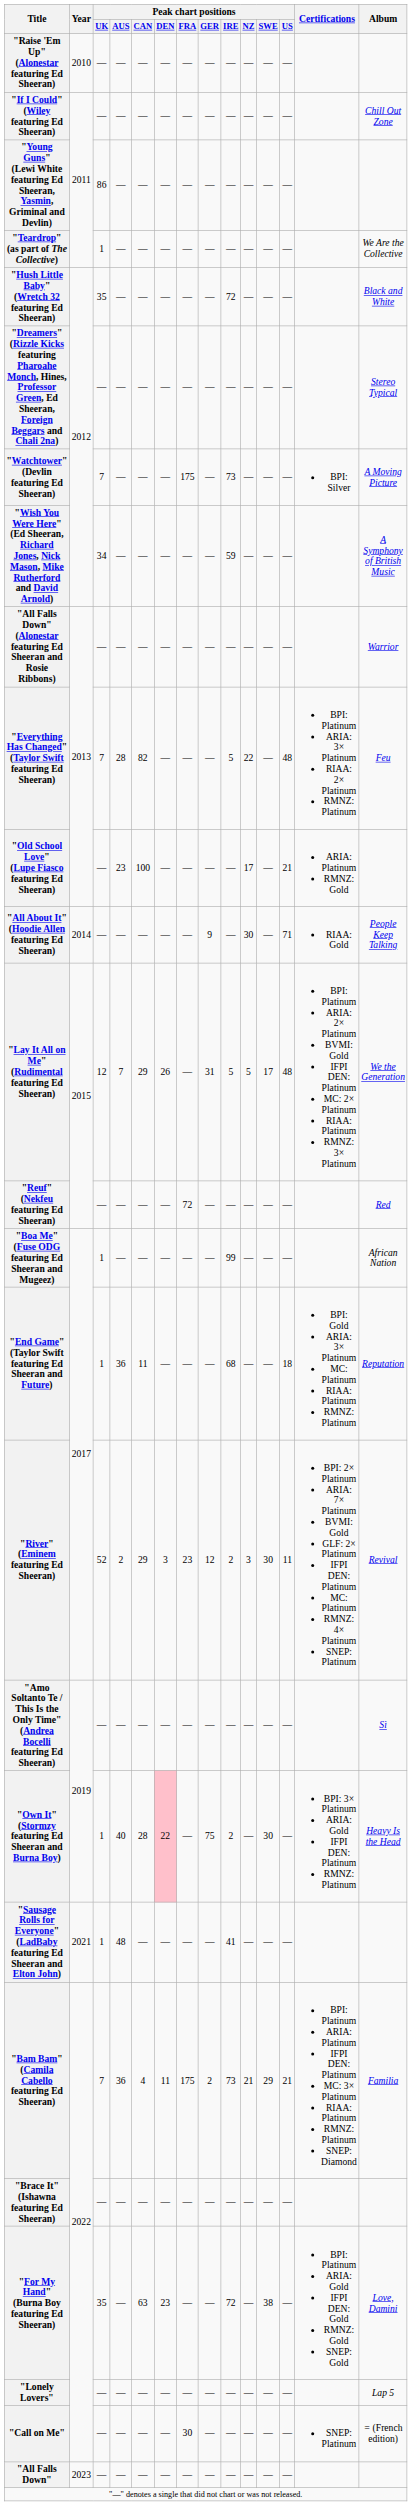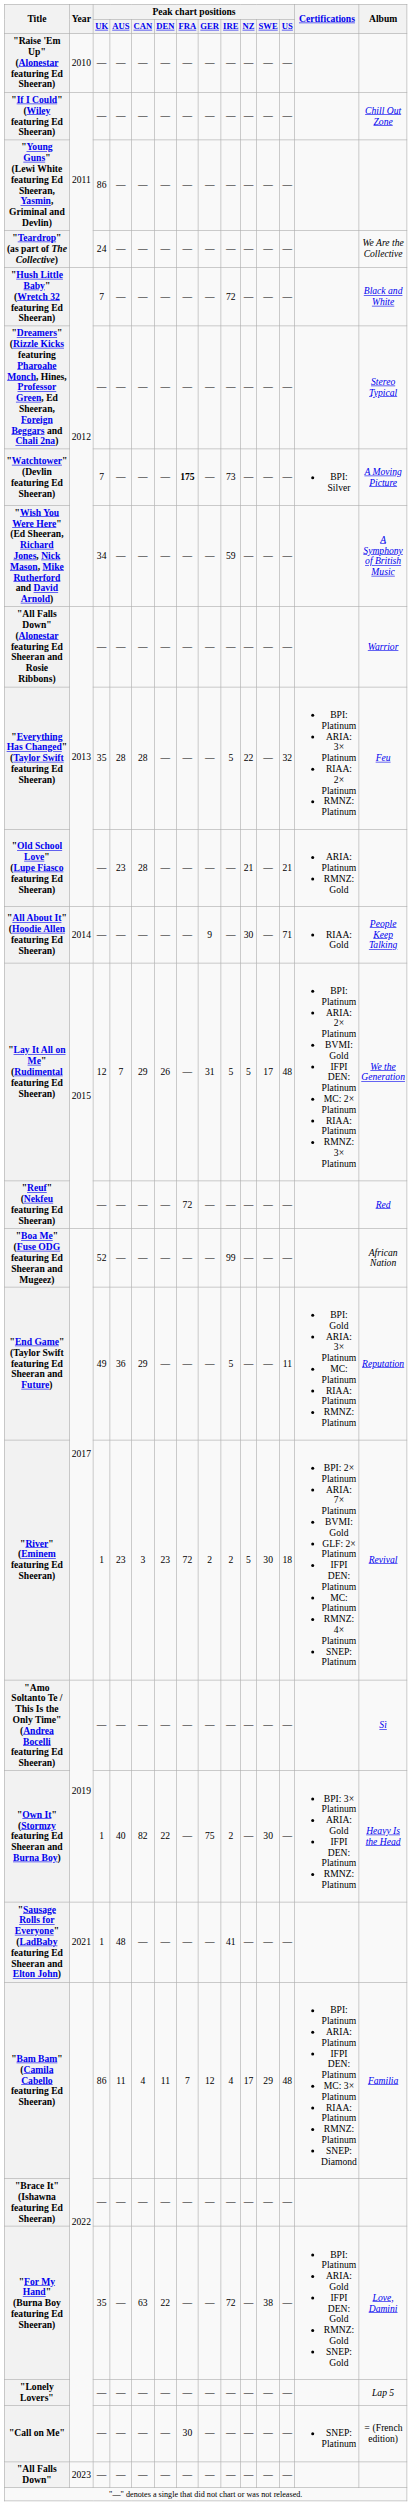(102, 249) 1 -> (102, 249) 24
(102, 296) 35 -> (102, 296) 7
(187, 477) normal -> (187, 477) bold
(102, 758) 7 -> (102, 758) 35
(143, 758) 82 -> (143, 758) 28
(287, 758) 48 -> (287, 758) 32
(143, 868) 100 -> (143, 868) 28
(249, 868) 17 -> (249, 868) 21
(102, 1257) 1 -> (102, 1257) 52
(102, 1363) 1 -> (102, 1363) 49
(143, 1363) 11 -> (143, 1363) 29
(231, 1363) 68 -> (231, 1363) 5
(287, 1363) 18 -> (287, 1363) 11
(102, 1560) 52 -> (102, 1560) 1
(121, 1560) 2 -> (121, 1560) 23
(143, 1560) 29 -> (143, 1560) 3
(165, 1560) 3 -> (165, 1560) 23
(187, 1560) 23 -> (187, 1560) 72
(210, 1560) 12 -> (210, 1560) 2
(249, 1560) 3 -> (249, 1560) 5
(287, 1560) 11 -> (287, 1560) 18
(143, 1836) 28 -> (143, 1836) 82
(165, 1836) pink background -> (165, 1836) no background
(102, 2080) 7 -> (102, 2080) 86
(121, 2080) 36 -> (121, 2080) 11
(187, 2080) 175 -> (187, 2080) 7
(210, 2080) 2 -> (210, 2080) 12
(231, 2080) 73 -> (231, 2080) 4
(249, 2080) 21 -> (249, 2080) 17
(287, 2080) 21 -> (287, 2080) 48
(165, 2303) 23 -> (165, 2303) 22
